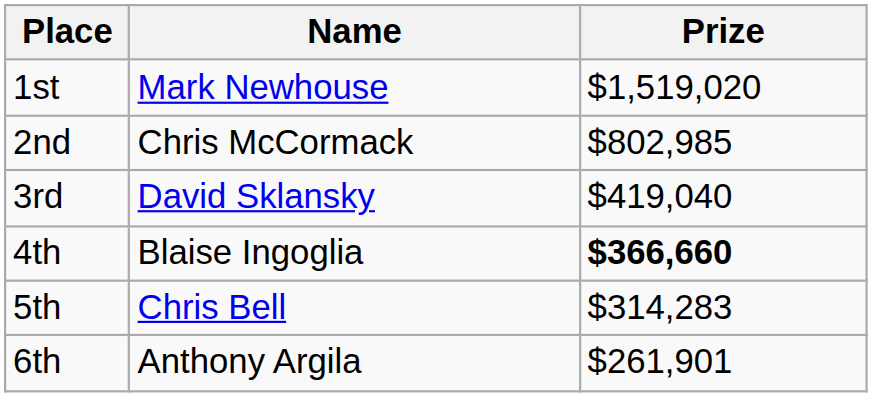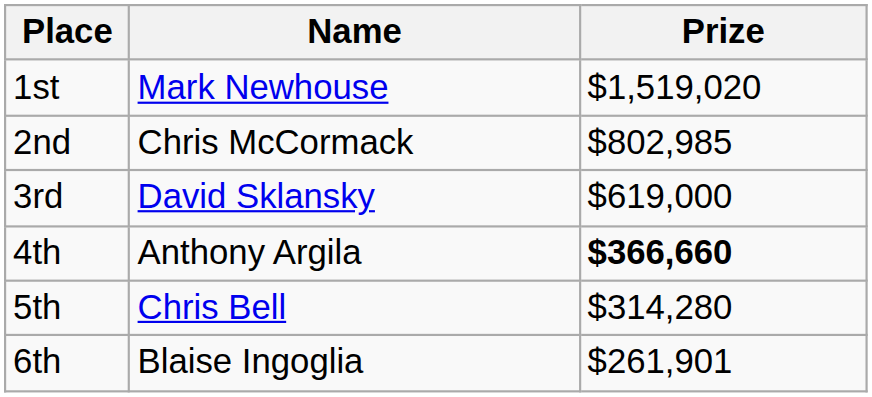(660, 197) $419,040 -> (660, 197) $619,000
(251, 252) Blaise Ingoglia -> (250, 252) Anthony Argila
(660, 307) $314,283 -> (660, 307) $314,280
(250, 362) Anthony Argila -> (251, 362) Blaise Ingoglia
